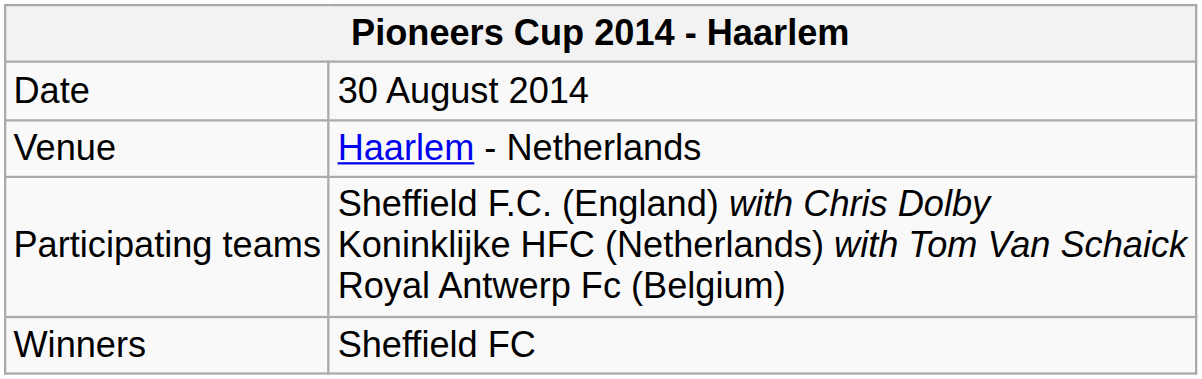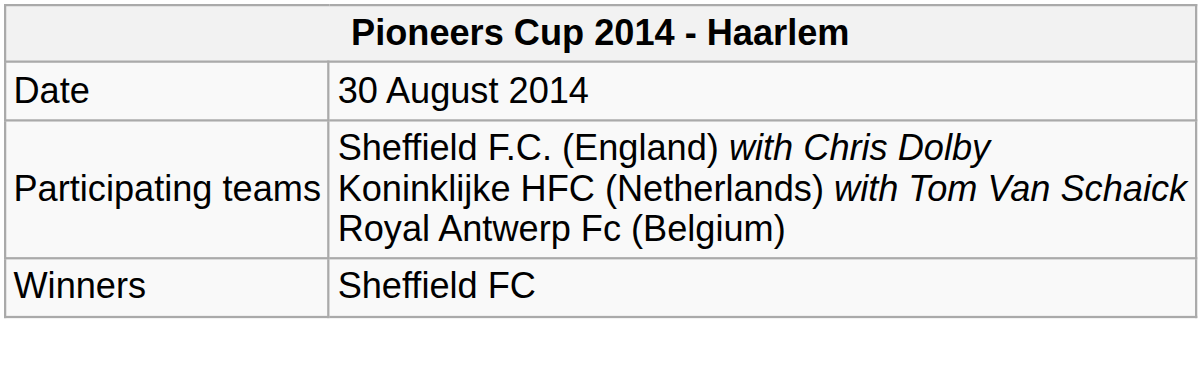- row: (65, 147)
